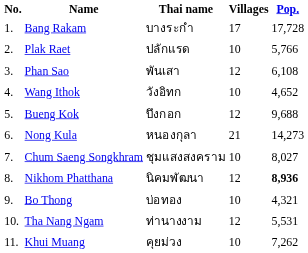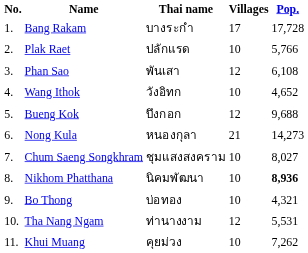(235, 178) 12 -> (235, 178) 10
